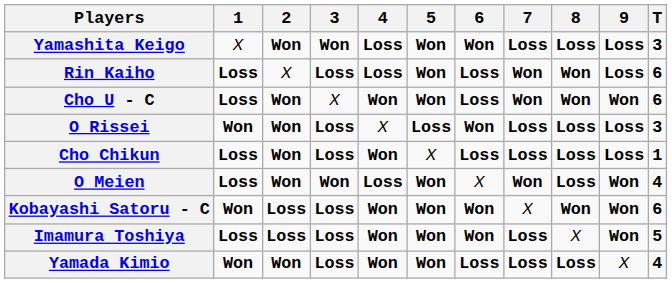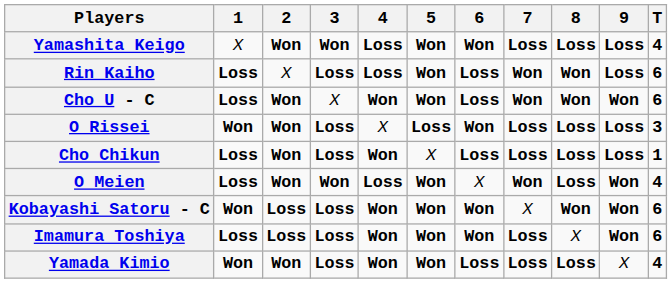(657, 46) 3 -> (657, 46) 4
(657, 237) 5 -> (657, 237) 6
